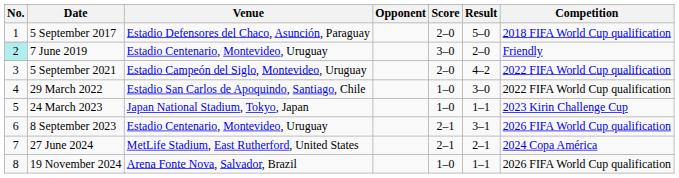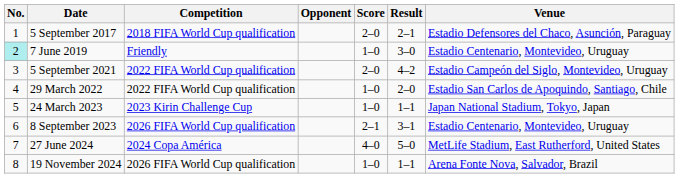columns swapped: (248, 13) <-> (587, 13)
(481, 32) 5–0 -> (406, 32) 2–1
(445, 51) 3–0 -> (371, 51) 1–0
(481, 51) 2–0 -> (406, 51) 3–0
(481, 88) 3–0 -> (406, 88) 2–0
(445, 145) 2–1 -> (371, 145) 4–0
(481, 145) 2–1 -> (406, 145) 5–0
